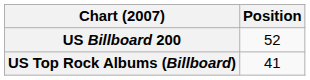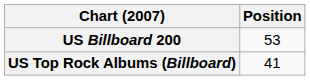(272, 39) 52 -> (272, 39) 53
